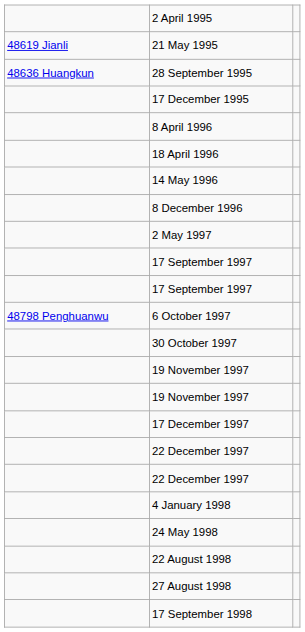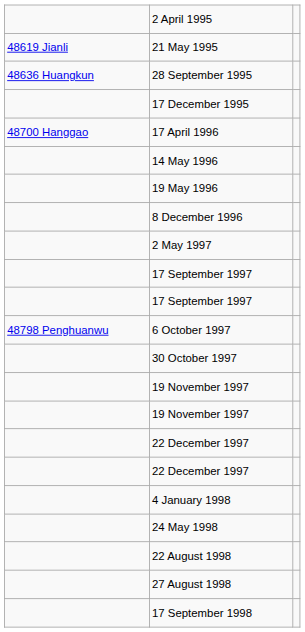- row: (77, 127)
+ row: (48, 132)
- row: (77, 154)
+ row: (77, 189)
- row: (77, 424)
